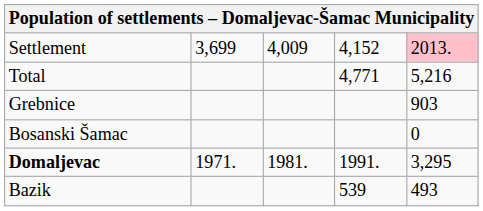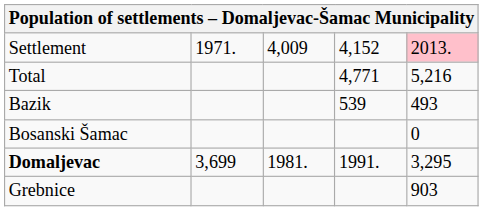(216, 47) 3,699 -> (216, 47) 1971.
rows swapped: (30, 190) <-> (42, 104)
(216, 162) 1971. -> (216, 162) 3,699
